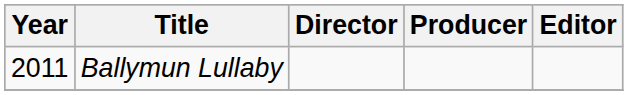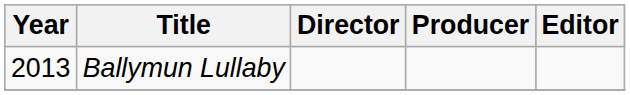(40, 68) 2011 -> (41, 68) 2013
